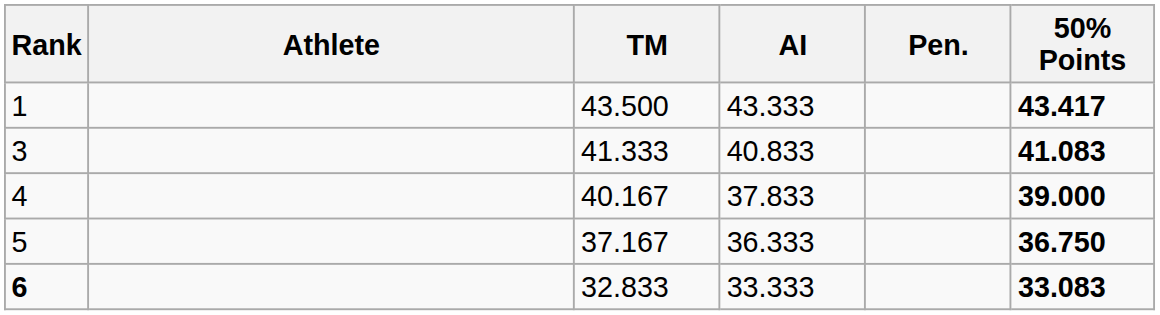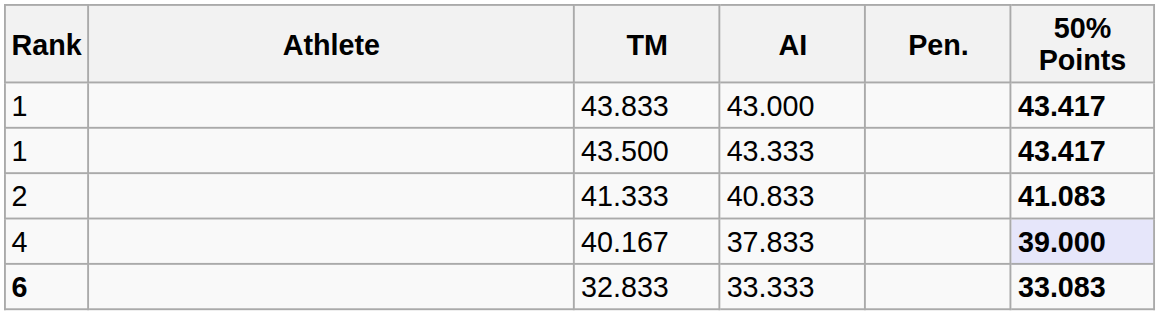+ row: (625, 105)
(20, 151) 3 -> (20, 196) 2
(1062, 196) no background -> (1062, 242) lavender background
- row: (625, 242)
